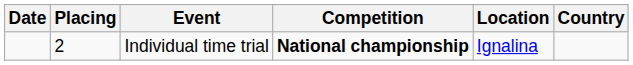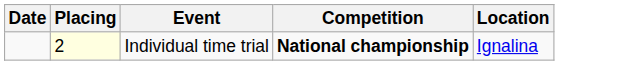- column: (591, 18)
(59, 45) no background -> (59, 45) lightyellow background
